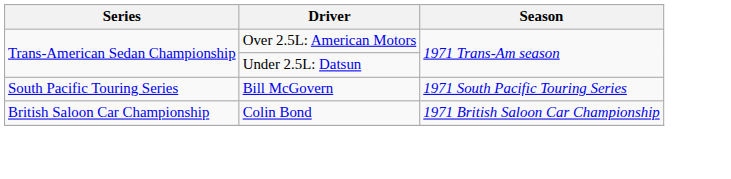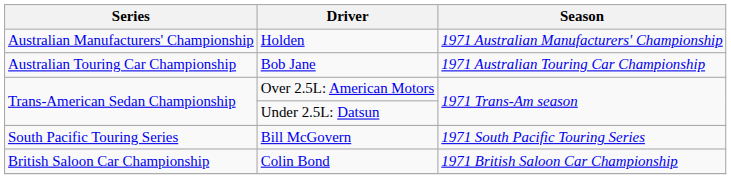+ row: (283, 40)
+ row: (288, 64)
